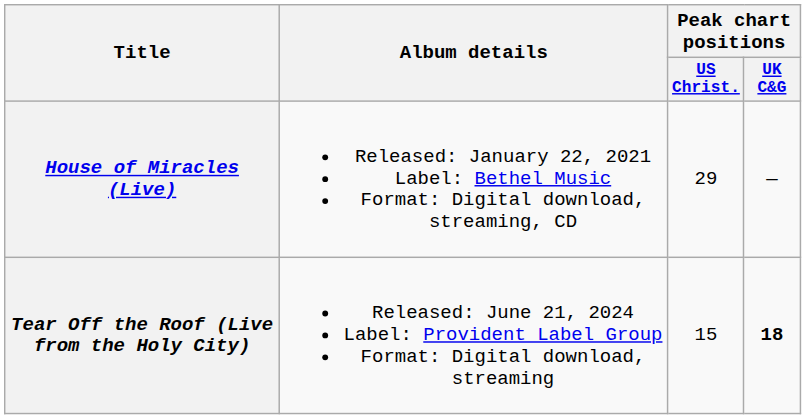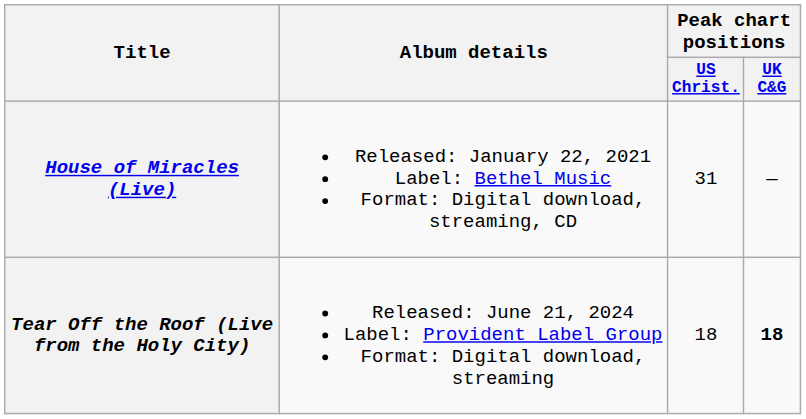(706, 179) 29 -> (706, 179) 31
(706, 335) 15 -> (706, 335) 18
